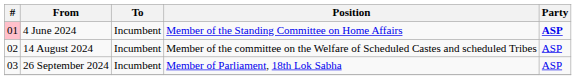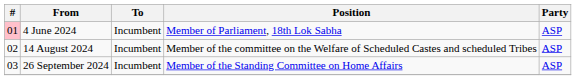(284, 30) Member of the Standing Committee on Home Affairs -> (254, 30) Member of Parliament, 18th Lok Sabha
(552, 30) bold -> (552, 30) normal
(254, 65) Member of Parliament, 18th Lok Sabha -> (284, 65) Member of the Standing Committee on Home Affairs
